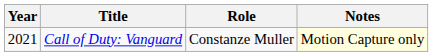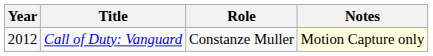(23, 39) 2021 -> (23, 39) 2012
